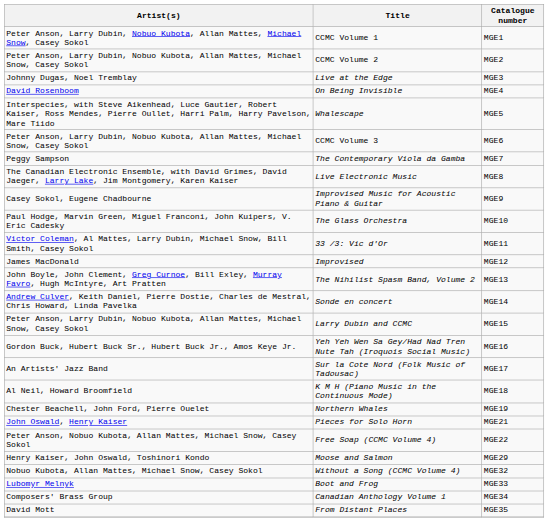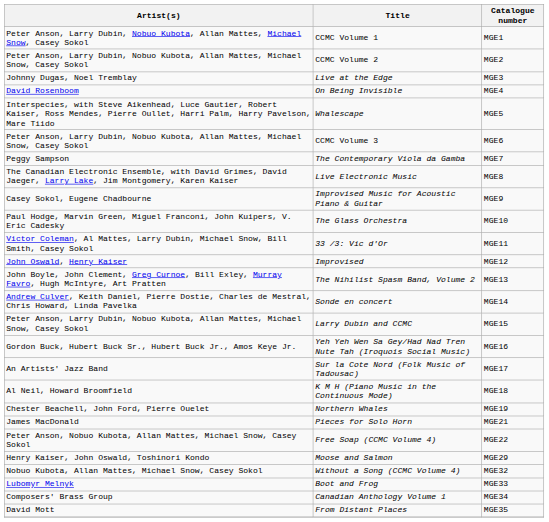(43, 262) James MacDonald -> (67, 262) John Oswald, Henry Kaiser
(67, 422) John Oswald, Henry Kaiser -> (43, 422) James MacDonald
